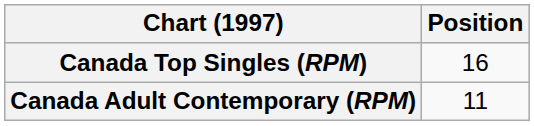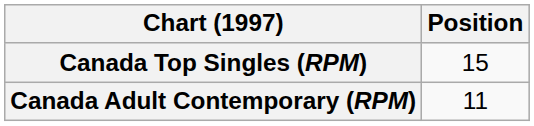(475, 62) 16 -> (475, 62) 15
